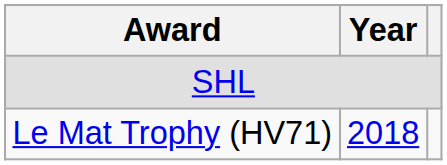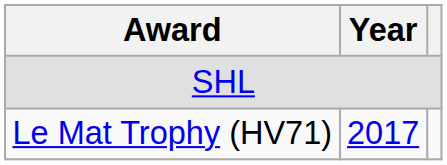(383, 133) 2018 -> (383, 133) 2017
